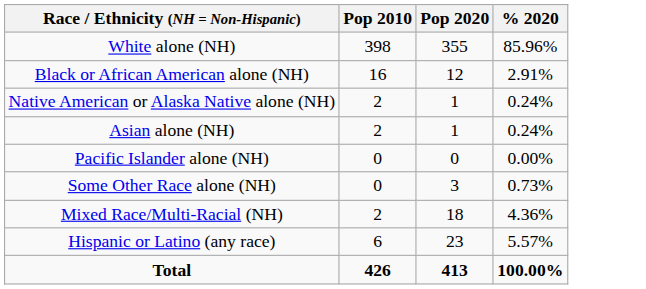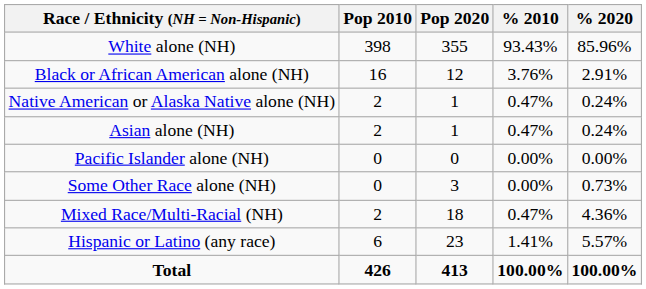+ column: (530, 18)
